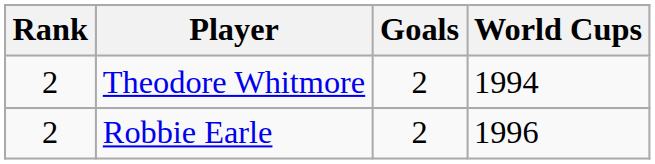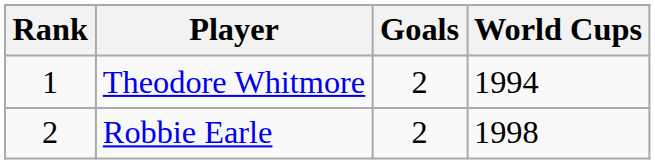(50, 81) 2 -> (50, 81) 1
(506, 132) 1996 -> (506, 132) 1998
